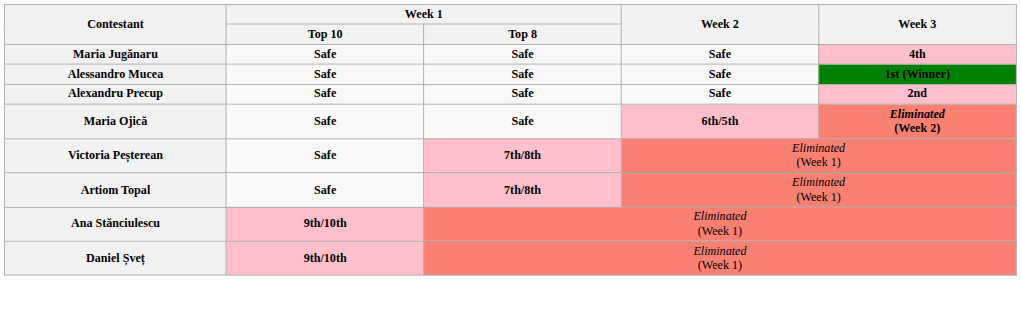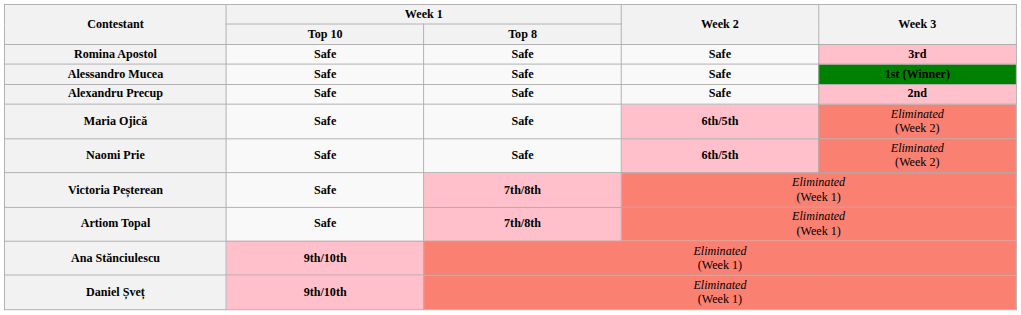+ row: (115, 54)
- row: (115, 54)
(917, 121) bold -> (917, 121) normal
+ row: (115, 155)
